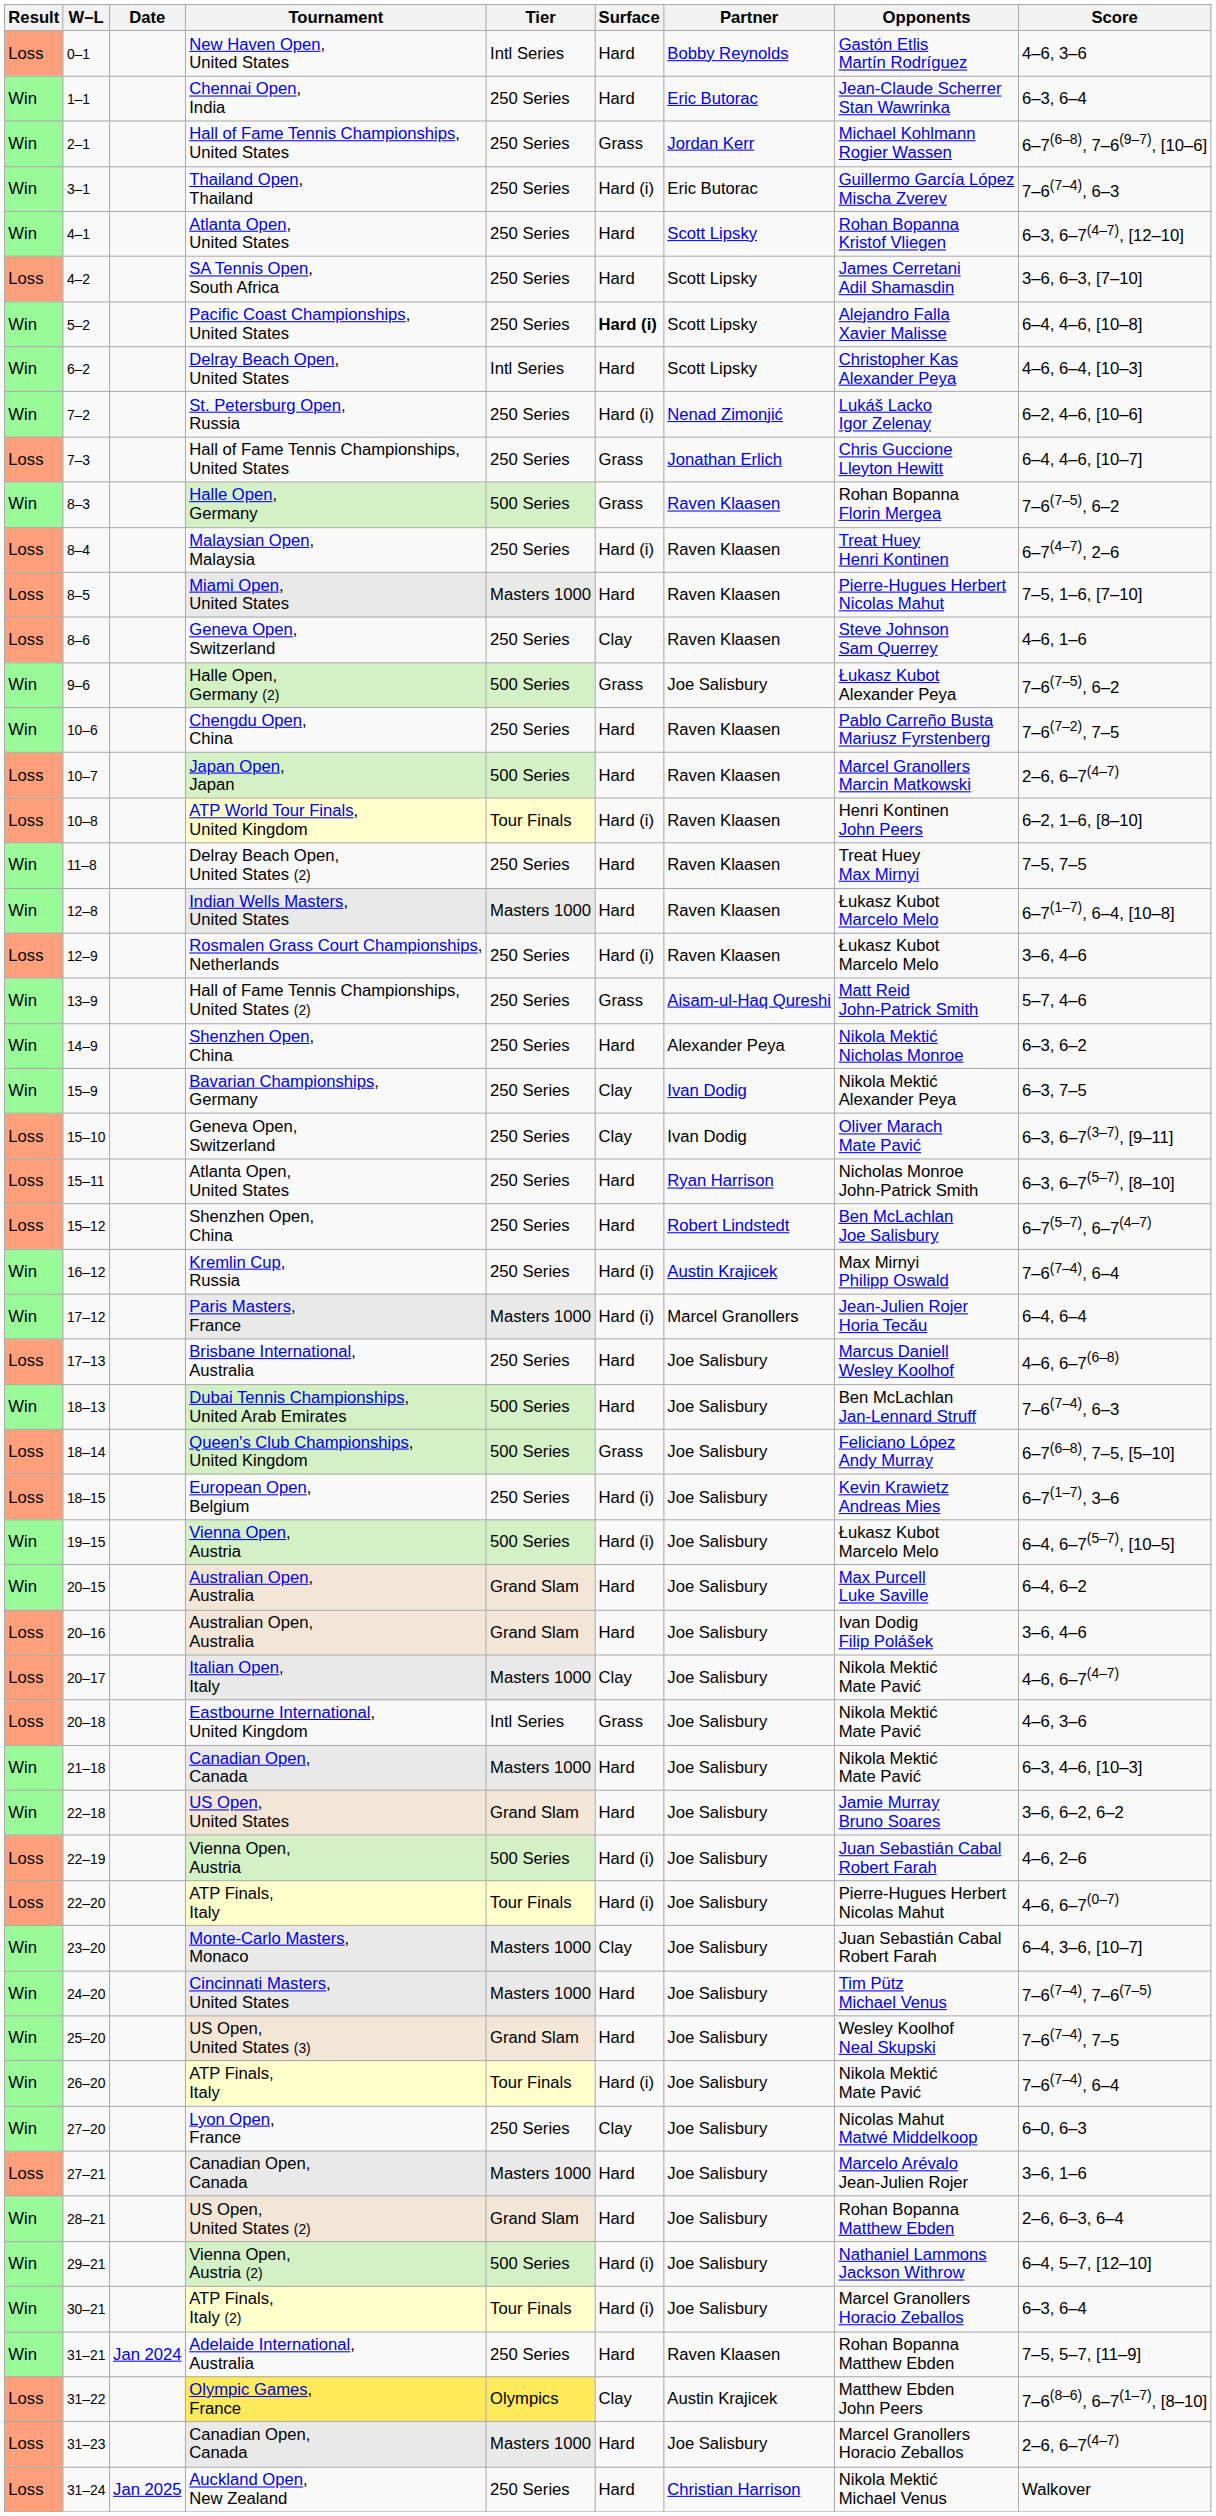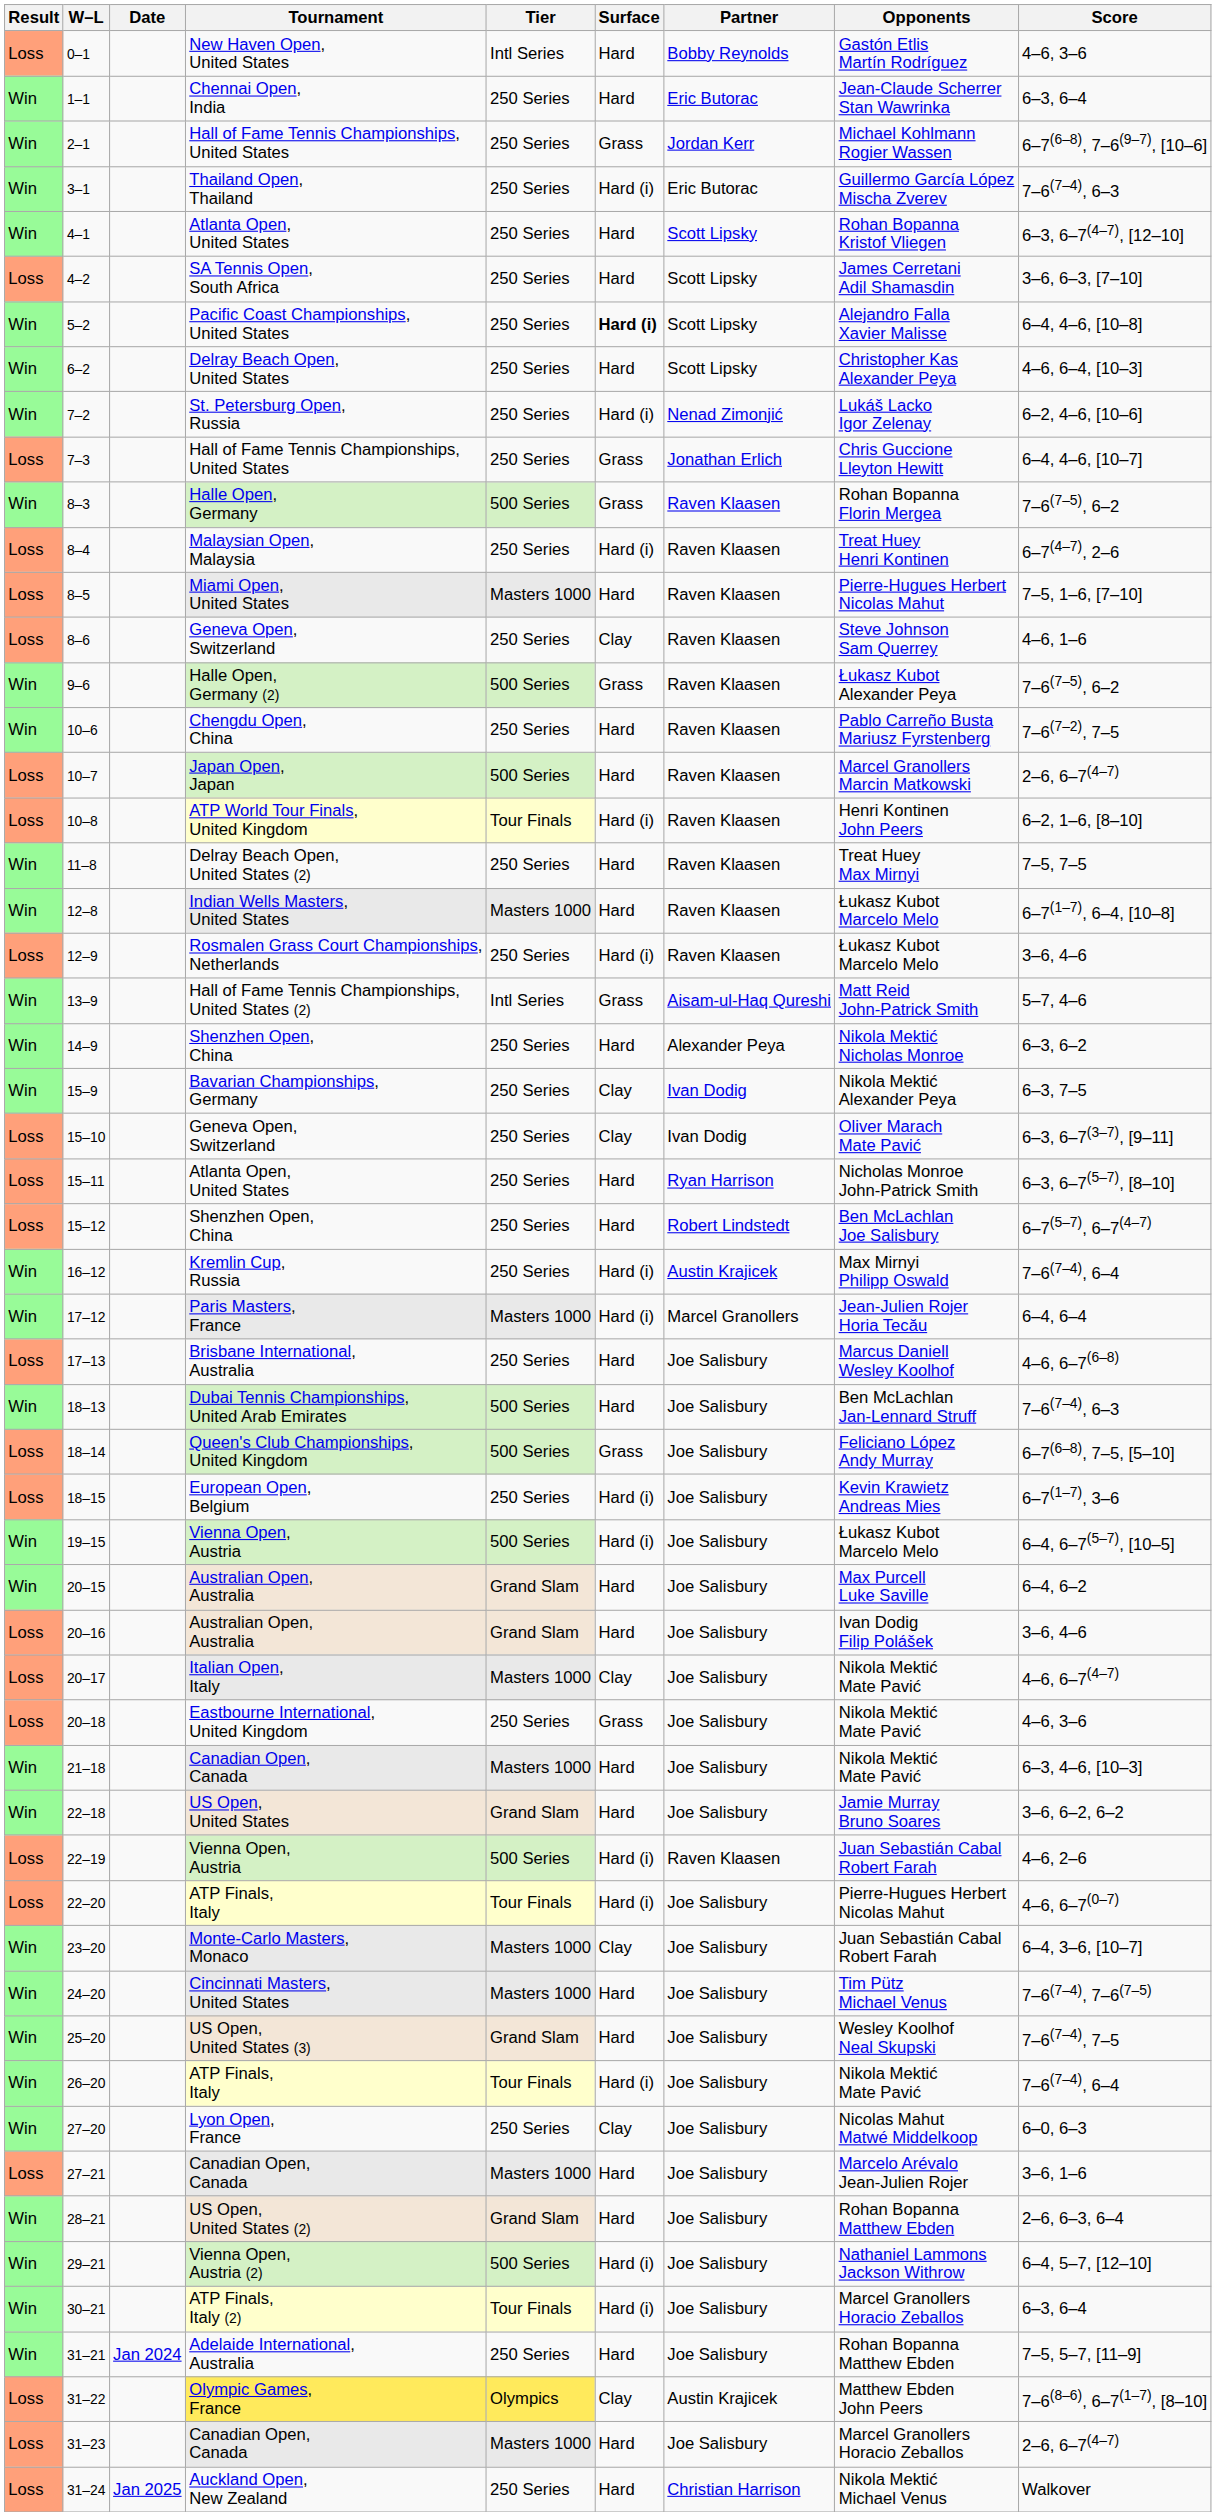(527, 369) Intl Series -> (530, 369) 250 Series
(717, 684) Joe Salisbury -> (724, 684) Raven Klaasen
(530, 1000) 250 Series -> (527, 1000) Intl Series
(527, 1722) Intl Series -> (530, 1722) 250 Series
(717, 1857) Joe Salisbury -> (724, 1857) Raven Klaasen
(724, 2354) Raven Klaasen -> (717, 2354) Joe Salisbury
